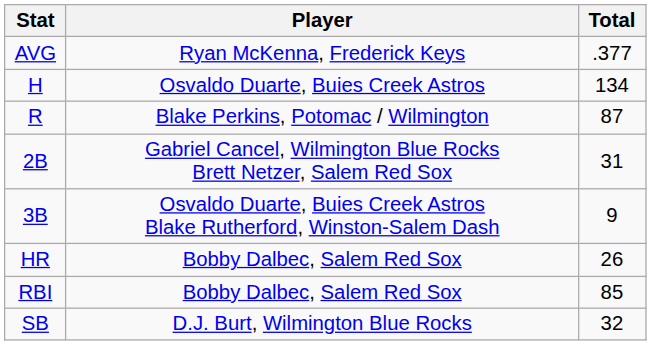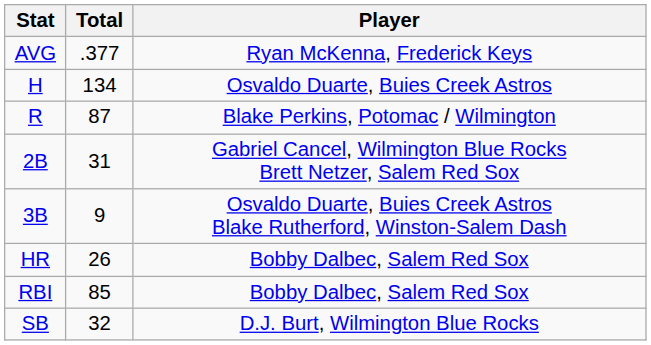columns swapped: (322, 20) <-> (612, 20)
